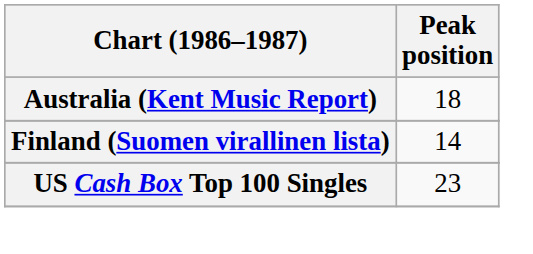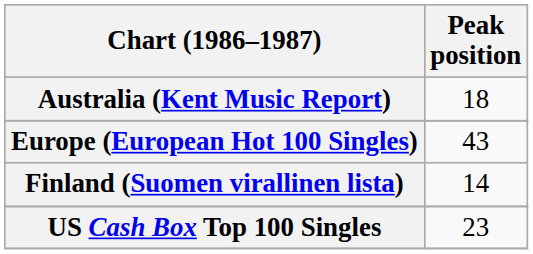+ row: (214, 141)
